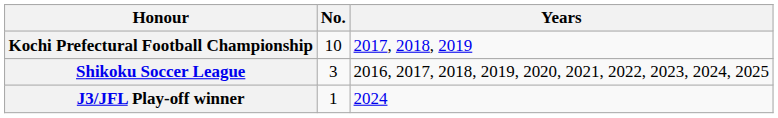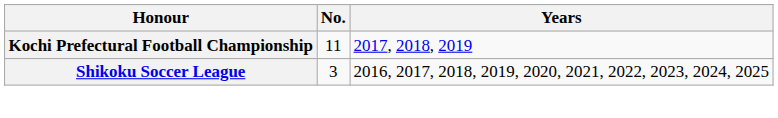(333, 44) 10 -> (333, 44) 11
- row: (161, 98)
